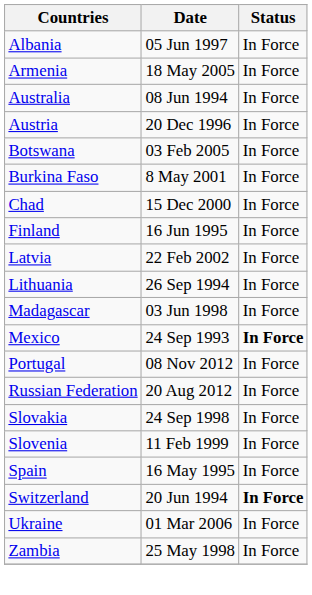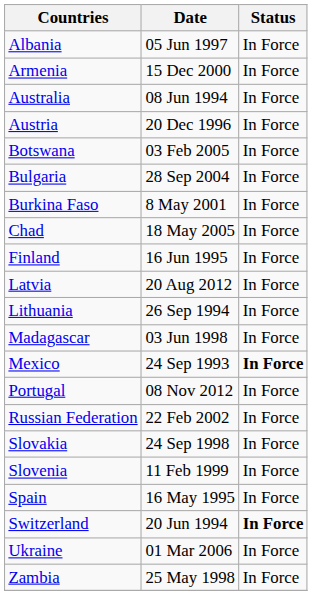(190, 71) 18 May 2005 -> (188, 71) 15 Dec 2000
+ row: (37, 177)
(188, 204) 15 Dec 2000 -> (190, 230) 18 May 2005
(187, 257) 22 Feb 2002 -> (189, 284) 20 Aug 2012
(189, 390) 20 Aug 2012 -> (187, 417) 22 Feb 2002
